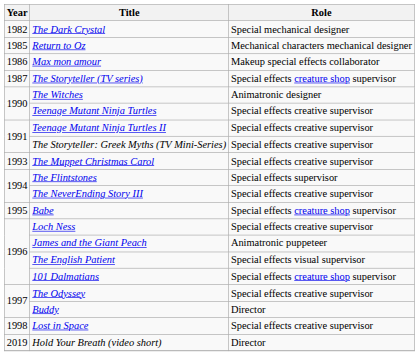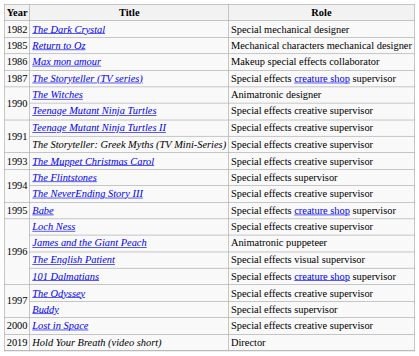(248, 309) Director -> (284, 309) Special effects supervisor
(17, 326) 1998 -> (17, 326) 2000
